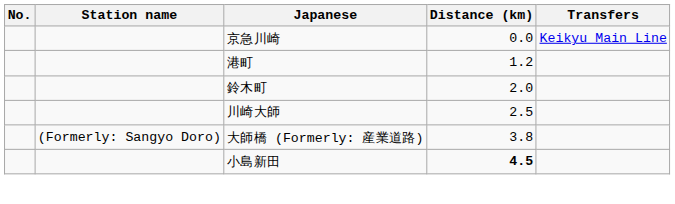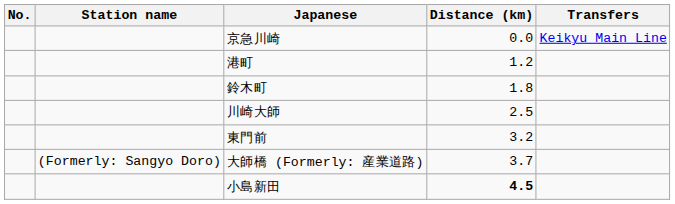(521, 88) 2.0 -> (521, 88) 1.8
+ row: (247, 138)
(521, 137) 3.8 -> (521, 162) 3.7
